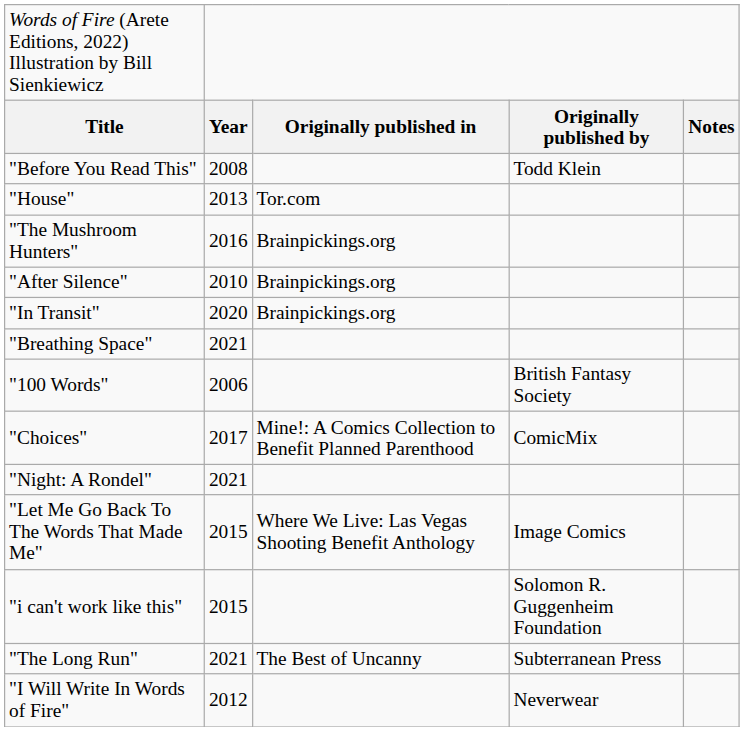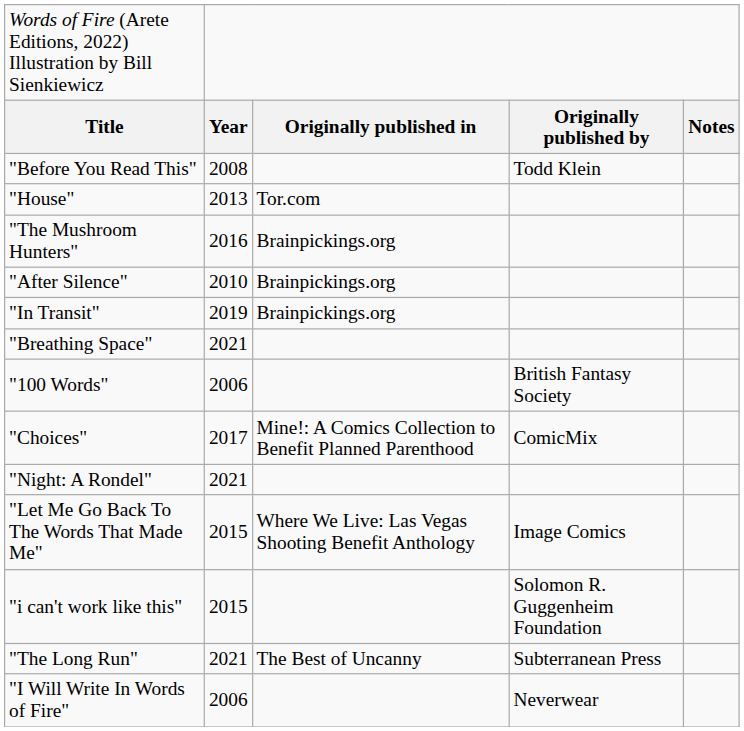(228, 312) 2020 -> (228, 312) 2019
(228, 700) 2012 -> (228, 700) 2006
